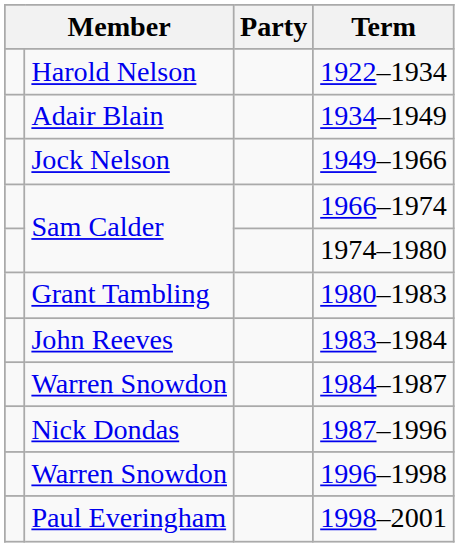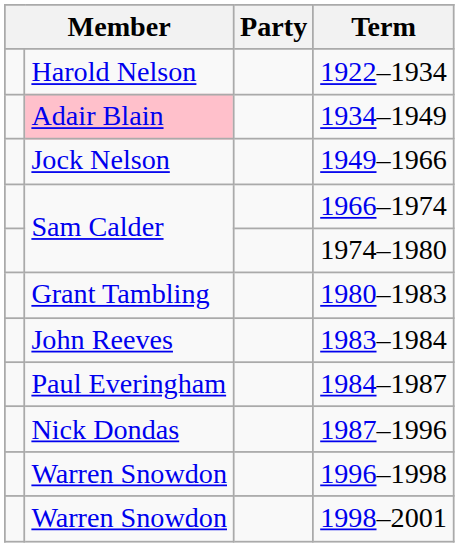(97, 116) no background -> (97, 116) pink background
(129, 384) Warren Snowdon -> (129, 384) Paul Everingham
(129, 518) Paul Everingham -> (129, 518) Warren Snowdon
